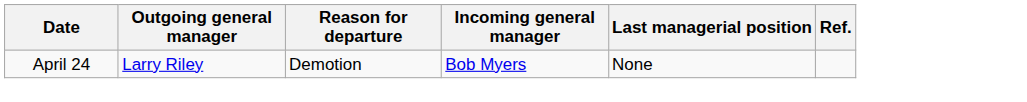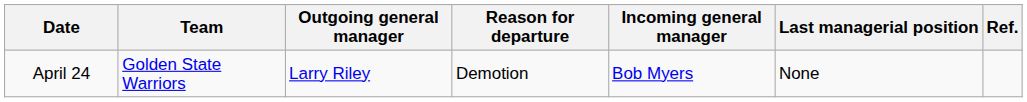+ column: (202, 27)
